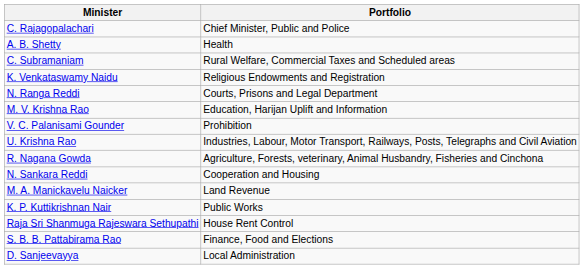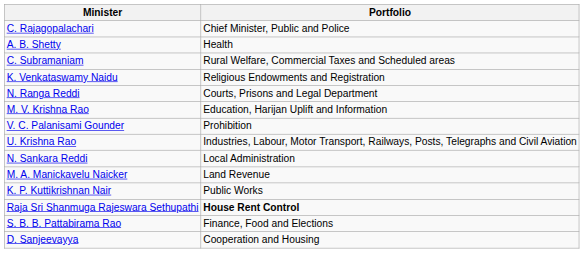- row: (49, 158)
(261, 175) Cooperation and Housing -> (249, 158) Local Administration
(248, 223) normal -> (251, 207) bold
(249, 256) Local Administration -> (261, 239) Cooperation and Housing
